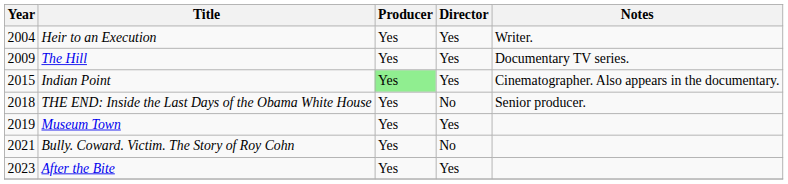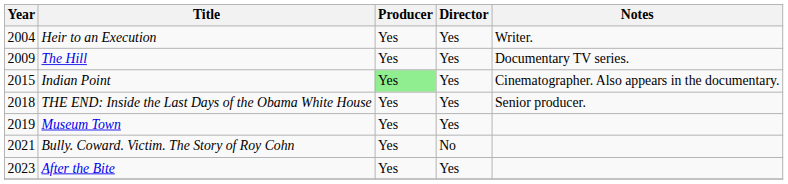(448, 102) No -> (449, 102) Yes
